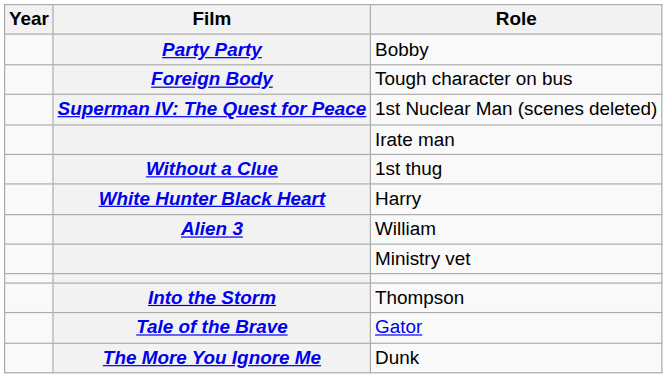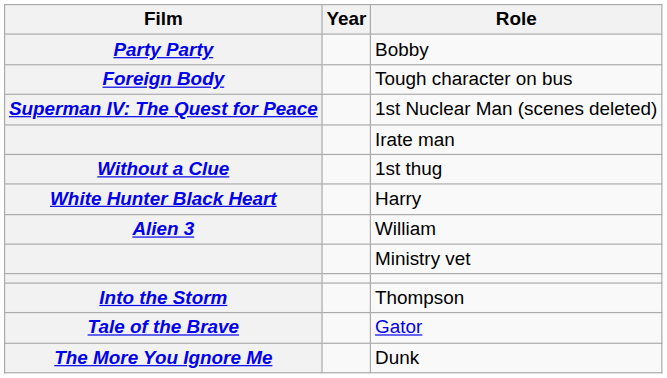columns swapped: (212, 19) <-> (29, 19)
